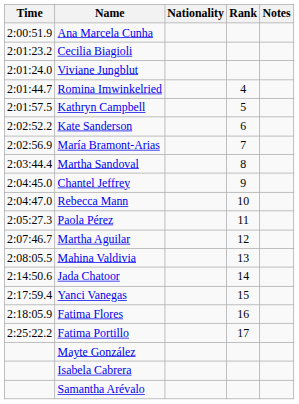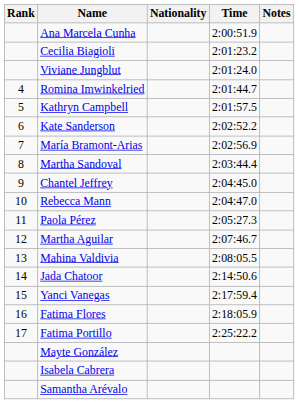columns swapped: (243, 13) <-> (30, 13)
